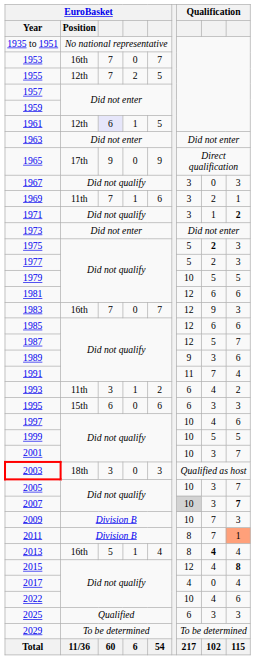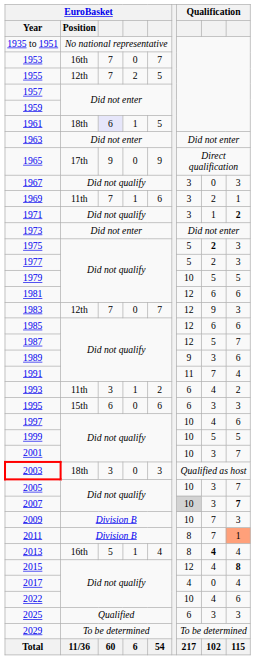(79, 124) 12th -> (79, 124) 18th
(79, 310) 16th -> (79, 310) 12th
